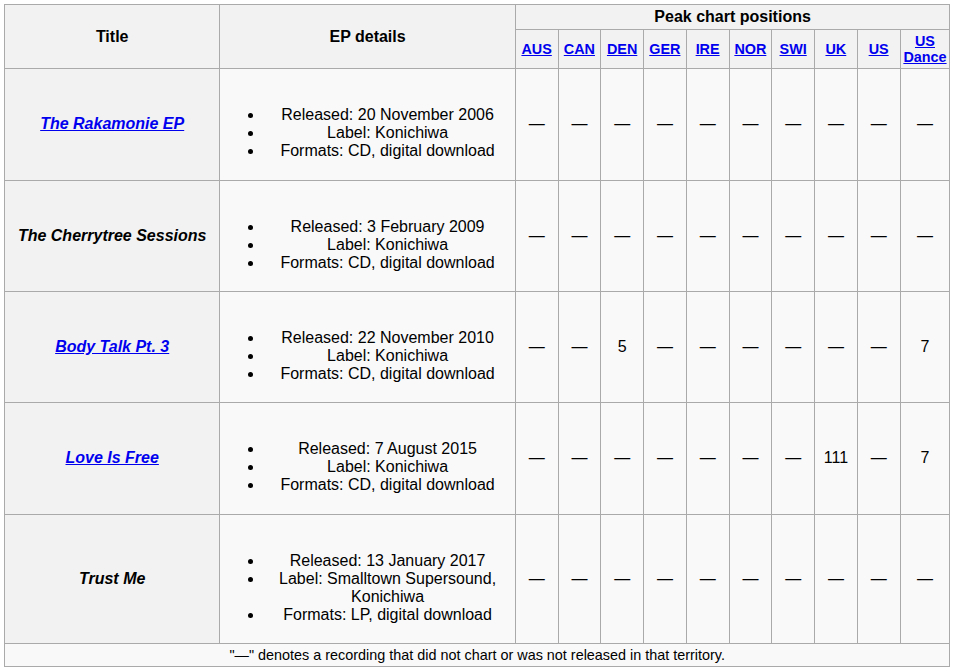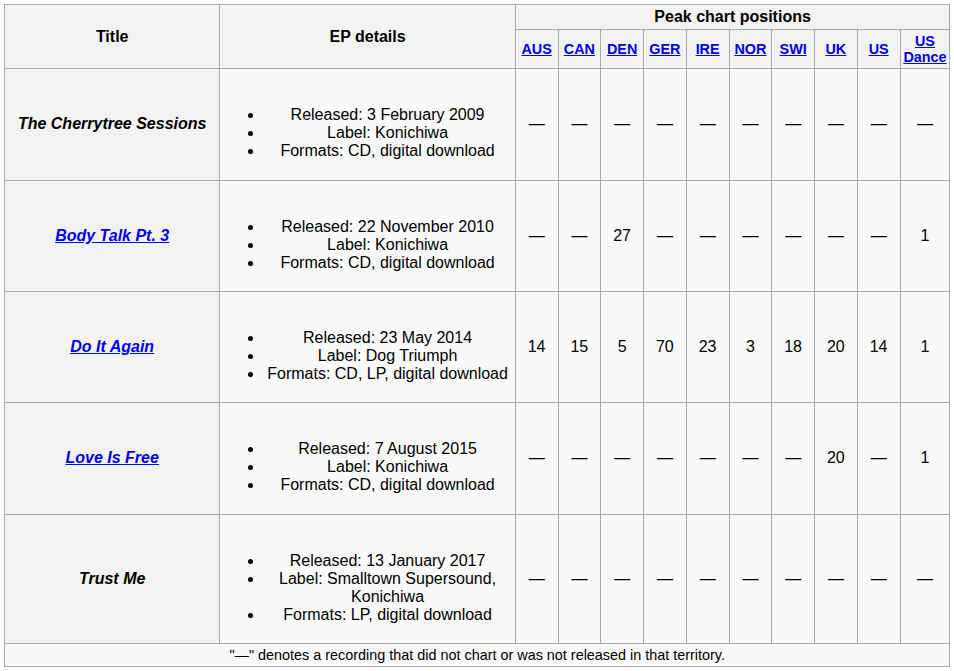- row: (112, 124)
(622, 347) 5 -> (622, 235) 27
(925, 347) 7 -> (925, 235) 1
+ row: (112, 347)
(836, 458) 111 -> (836, 458) 20
(925, 458) 7 -> (925, 458) 1
